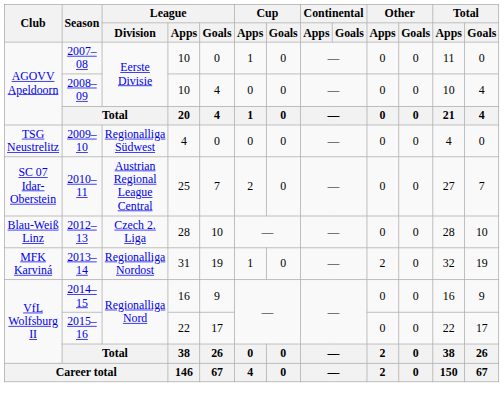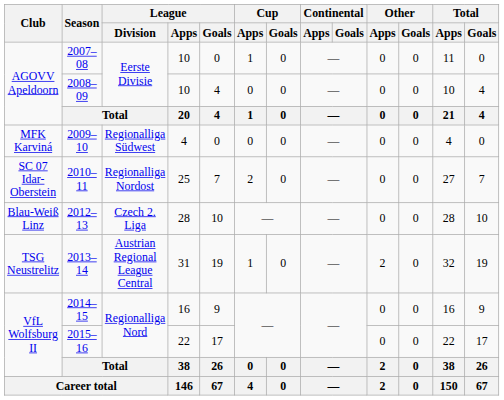(33, 141) TSG Neustrelitz -> (33, 141) MFK Karviná
(135, 186) Austrian Regional League Central -> (135, 179) Regionalliga Nordost
(33, 264) MFK Karviná -> (33, 264) TSG Neustrelitz
(135, 264) Regionalliga Nordost -> (135, 264) Austrian Regional League Central
